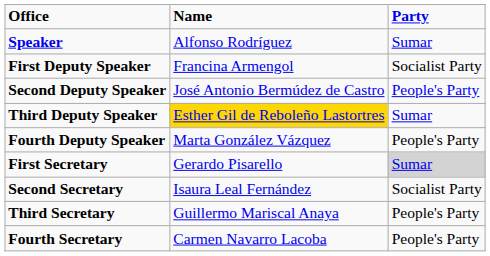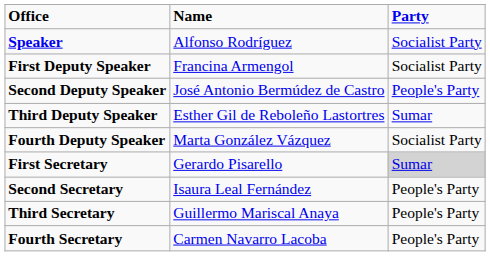(412, 41) Sumar -> (437, 41) Socialist Party
(279, 115) gold background -> (279, 115) no background
(436, 139) People's Party -> (437, 139) Socialist Party
(437, 189) Socialist Party -> (436, 189) People's Party
